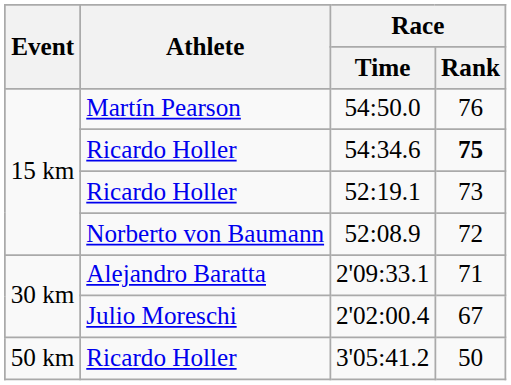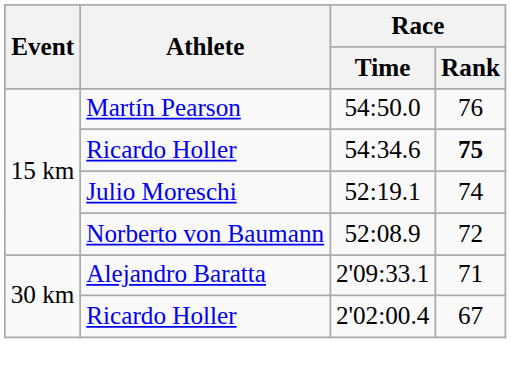(161, 191) Ricardo Holler -> (161, 191) Julio Moreschi
(471, 191) 73 -> (471, 191) 74
(161, 316) Julio Moreschi -> (161, 316) Ricardo Holler
- row: (383, 358)
